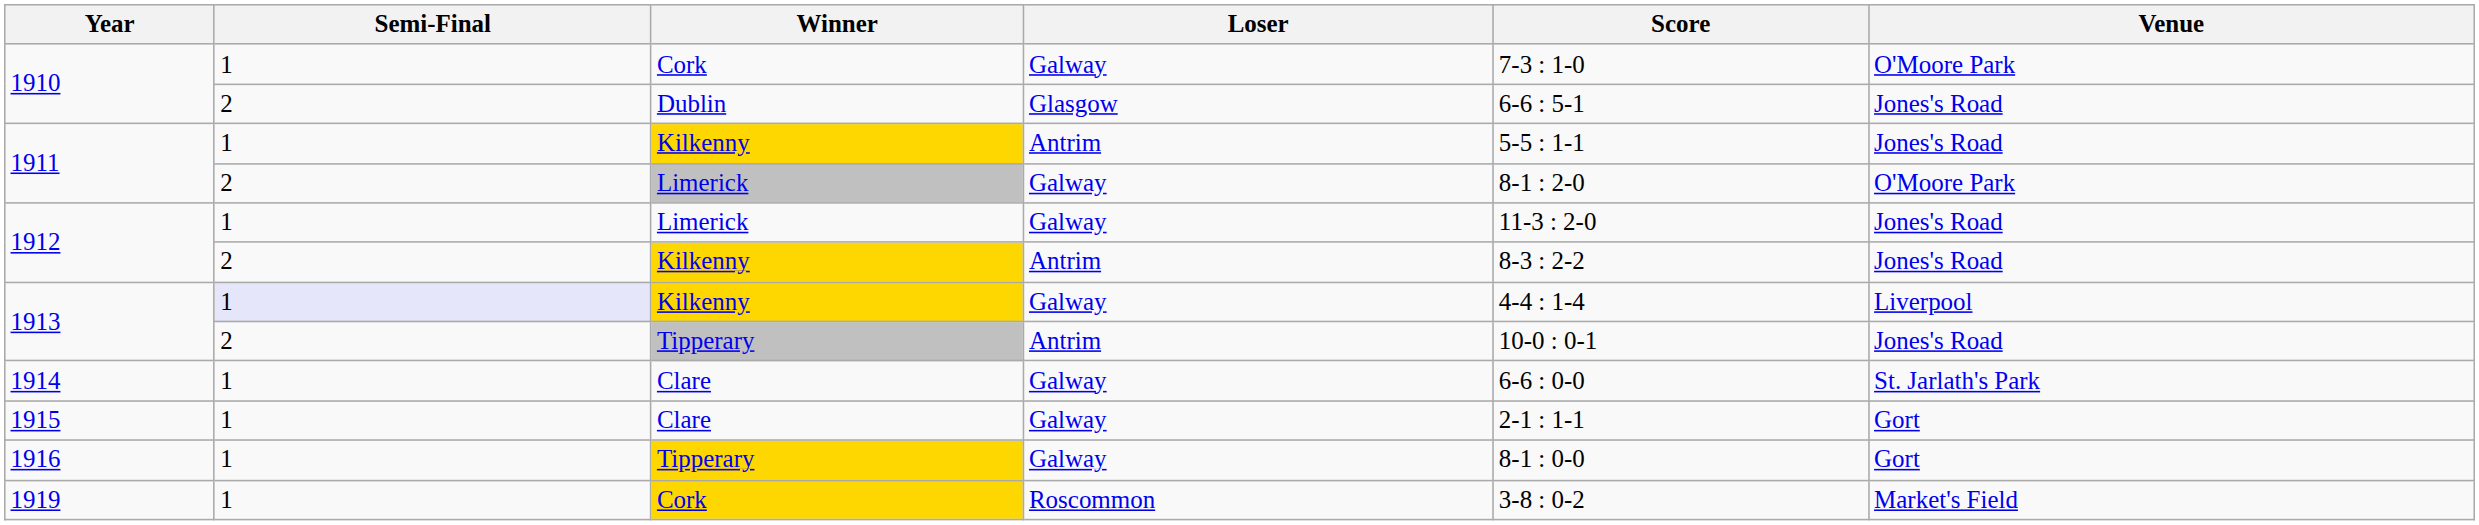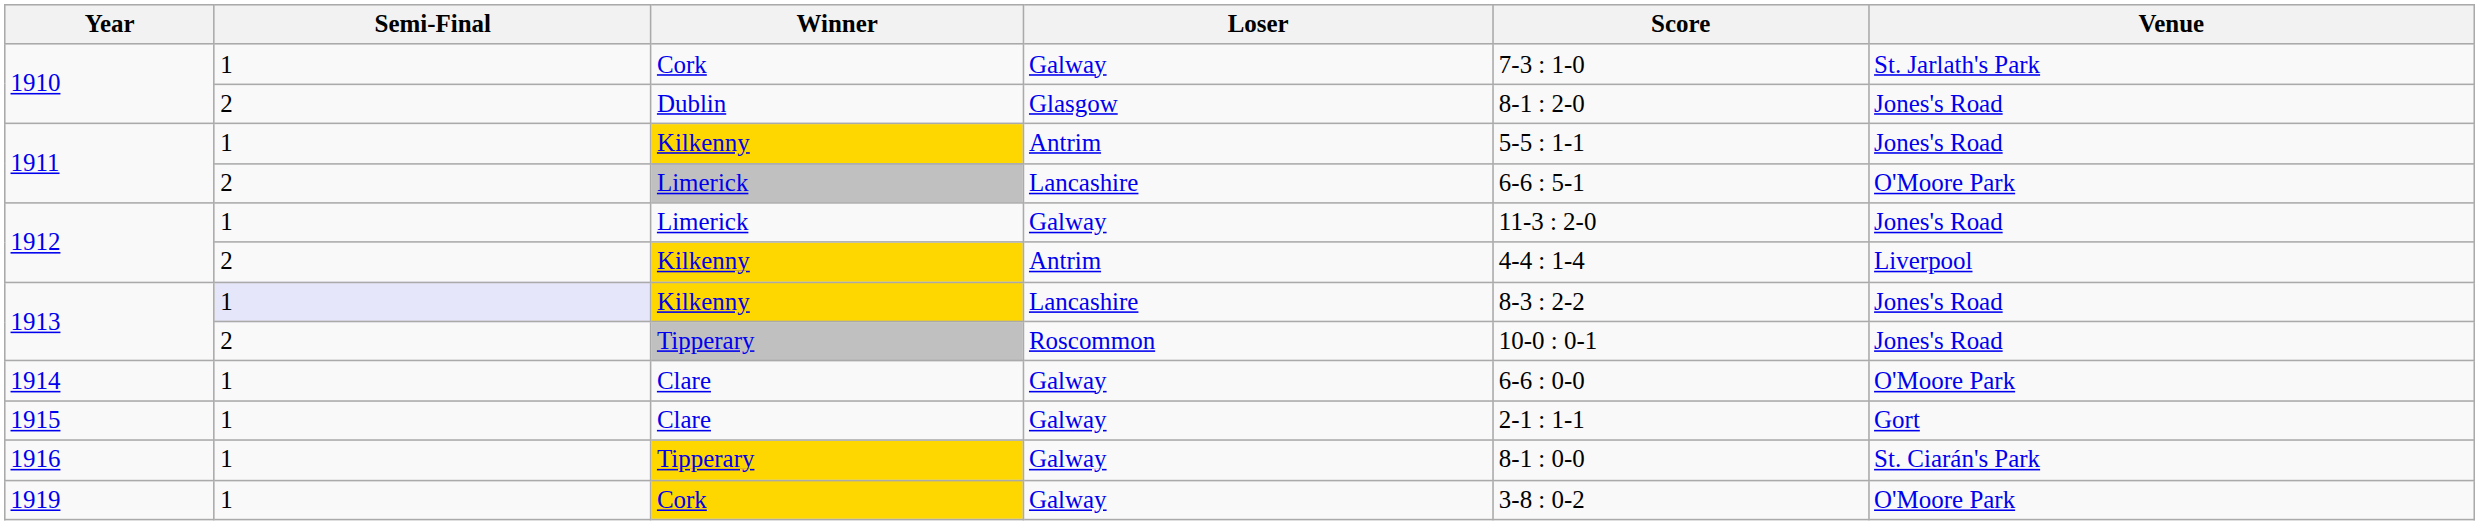(1945, 63) O'Moore Park -> (1957, 63) St. Jarlath's Park
(1542, 103) 6-6 : 5-1 -> (1542, 103) 8-1 : 2-0
(1068, 182) Galway -> (1084, 182) Lancashire
(1542, 182) 8-1 : 2-0 -> (1542, 182) 6-6 : 5-1
(1542, 261) 8-3 : 2-2 -> (1542, 261) 4-4 : 1-4
(1938, 261) Jones's Road -> (1923, 261) Liverpool
(1068, 301) Galway -> (1084, 301) Lancashire
(1542, 301) 4-4 : 1-4 -> (1542, 301) 8-3 : 2-2
(1923, 301) Liverpool -> (1938, 301) Jones's Road
(1065, 340) Antrim -> (1092, 340) Roscommon
(1957, 380) St. Jarlath's Park -> (1945, 380) O'Moore Park
(1897, 459) Gort -> (1957, 459) St. Ciarán's Park
(1092, 499) Roscommon -> (1068, 499) Galway
(1946, 499) Market's Field -> (1945, 499) O'Moore Park
